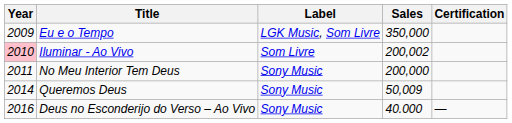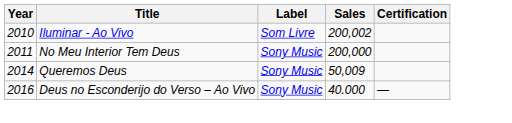- row: (77, 33)
(20, 52) pink background -> (20, 33) no background
